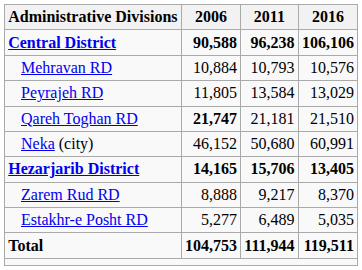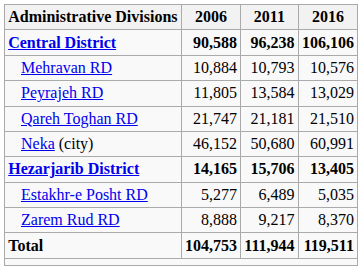(215, 118) bold -> (215, 118) normal
rows swapped: (84, 220) <-> (70, 194)
